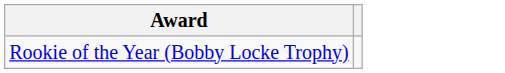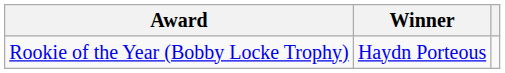+ column: (422, 20)
